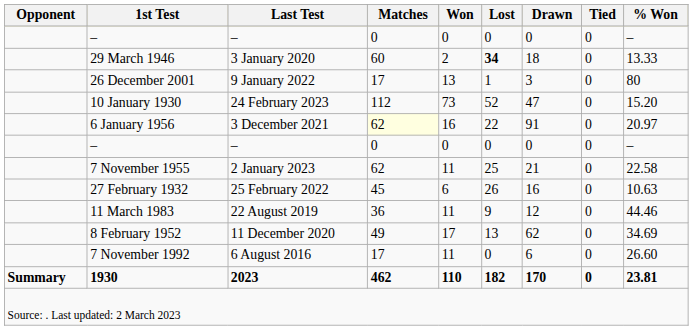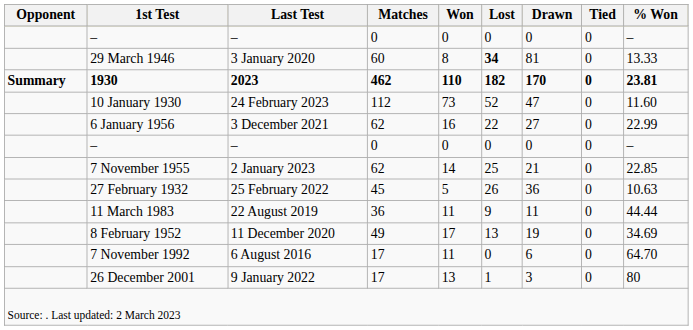(445, 59) 2 -> (445, 59) 8
(532, 59) 18 -> (532, 59) 81
rows swapped: (143, 80) <-> (104, 277)
(642, 102) 15.20 -> (642, 102) 11.60
(378, 124) lightyellow background -> (378, 124) no background
(532, 124) 91 -> (532, 124) 27
(642, 124) 20.97 -> (642, 124) 22.99
(448, 168) 11 -> (449, 168) 14
(642, 168) 22.58 -> (642, 168) 22.85
(445, 189) 6 -> (445, 189) 5
(532, 189) 16 -> (532, 189) 36
(532, 211) 12 -> (532, 211) 11
(642, 211) 44.46 -> (642, 211) 44.44
(532, 233) 62 -> (532, 233) 19
(642, 255) 26.60 -> (642, 255) 64.70
